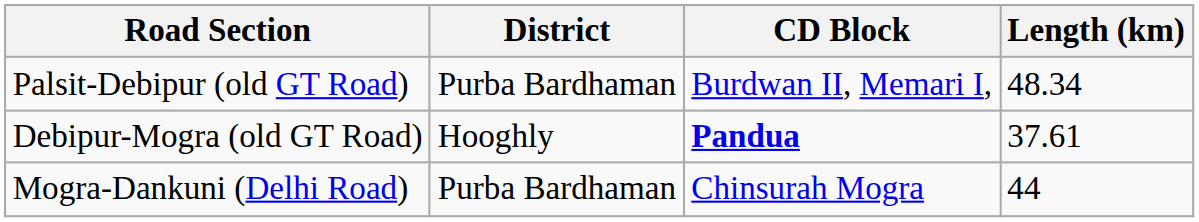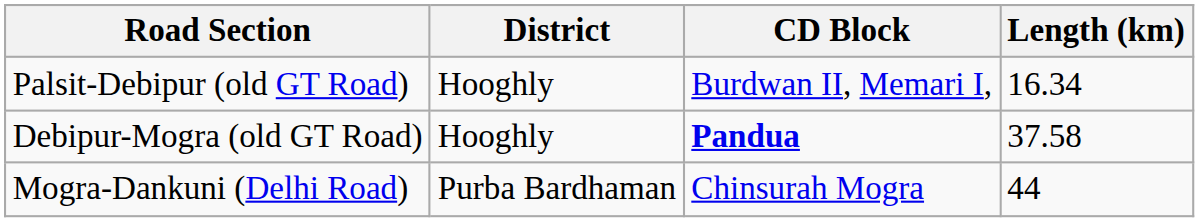(557, 83) Purba Bardhaman -> (496, 83) Hooghly
(1045, 83) 48.34 -> (1045, 83) 16.34
(1045, 135) 37.61 -> (1045, 135) 37.58
